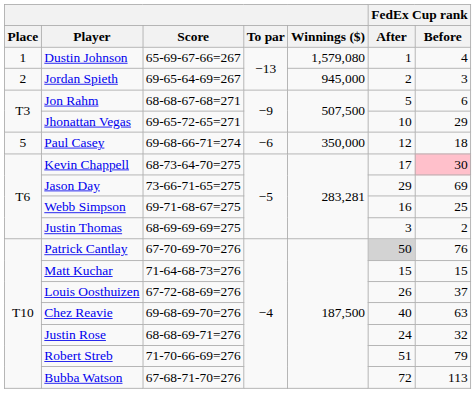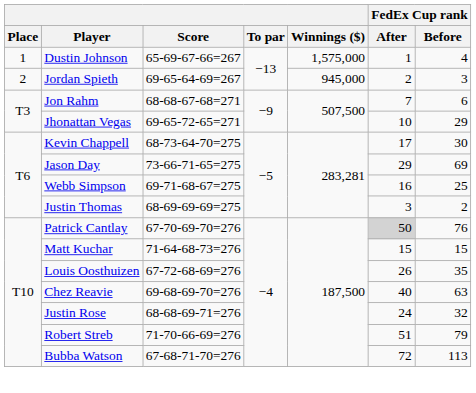(338, 57) 1,579,080 -> (338, 57) 1,575,000
(408, 100) 5 -> (408, 100) 7
- row: (74, 143)
(461, 164) pink background -> (461, 143) no background
(461, 292) 37 -> (461, 270) 35
